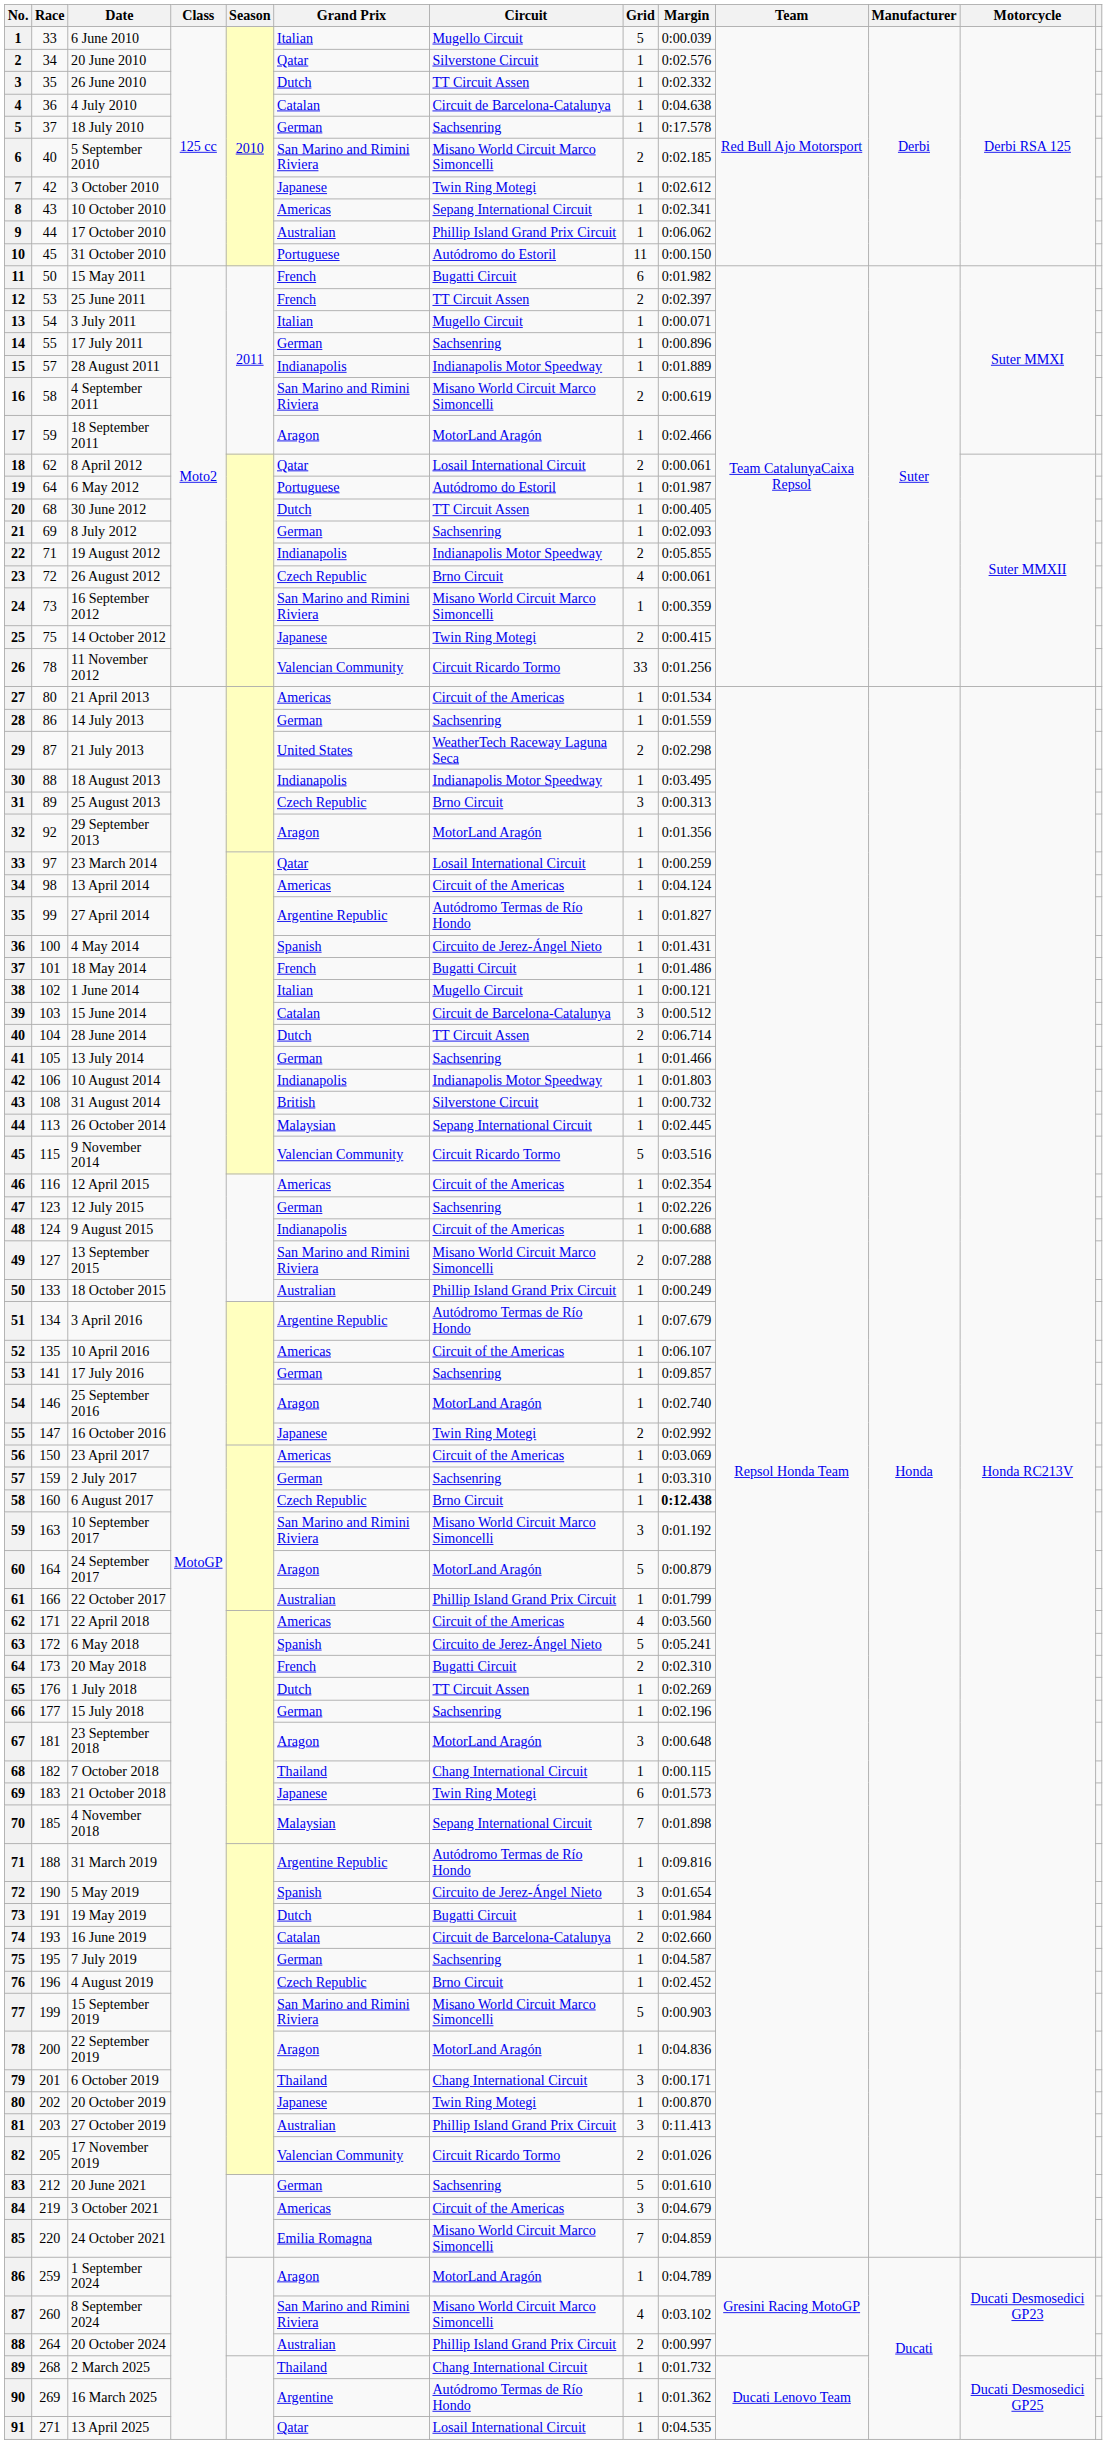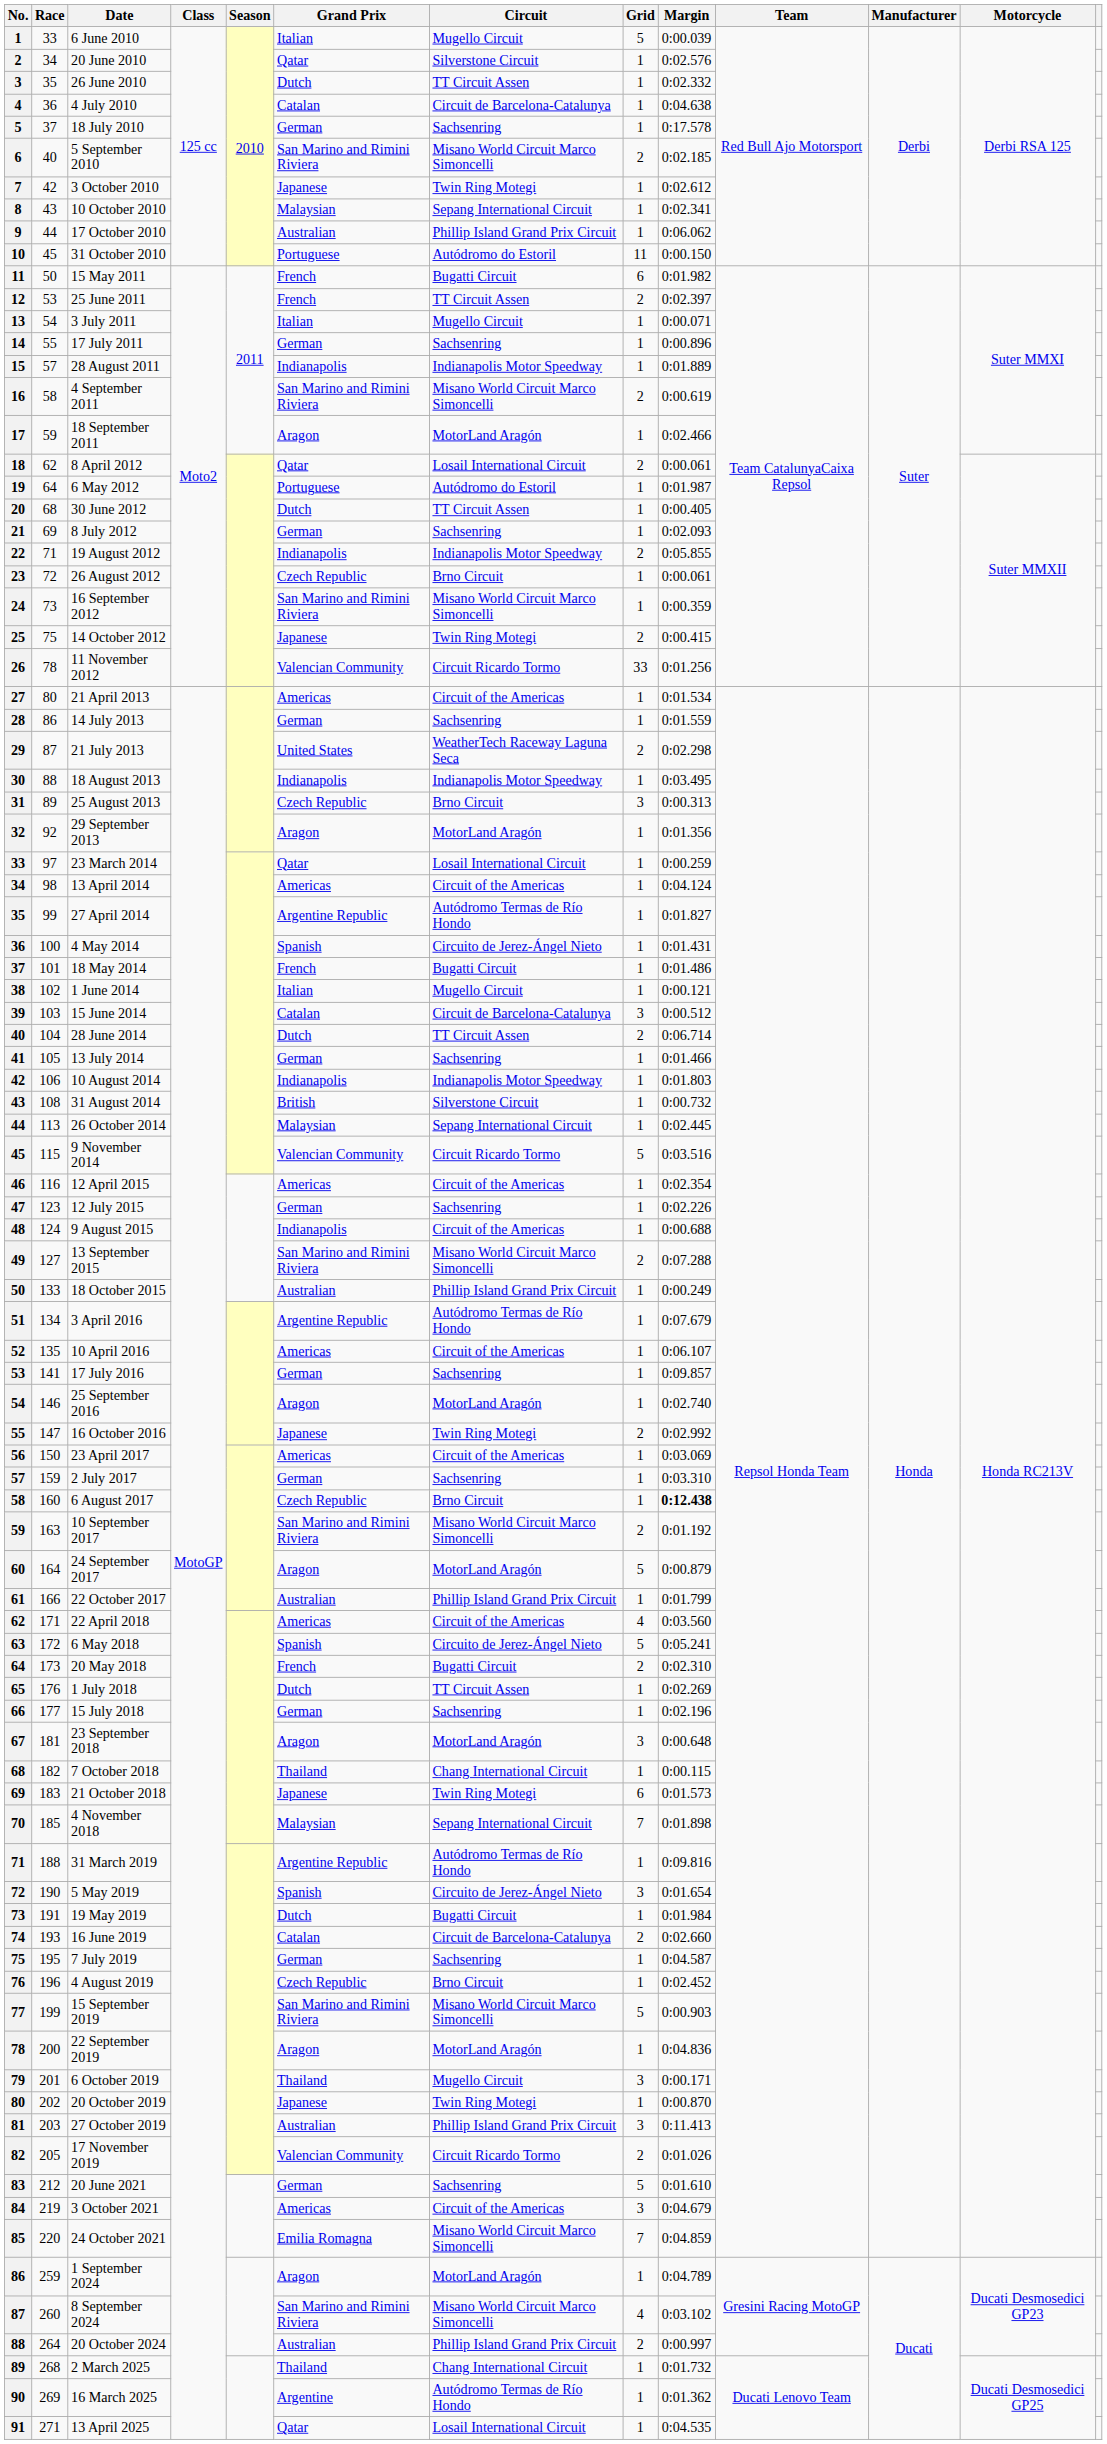(304, 210) Americas -> (306, 210) Malaysian
(640, 576) 4 -> (640, 576) 1
(640, 1531) 3 -> (640, 1531) 2
(510, 2080) Chang International Circuit -> (478, 2080) Mugello Circuit
